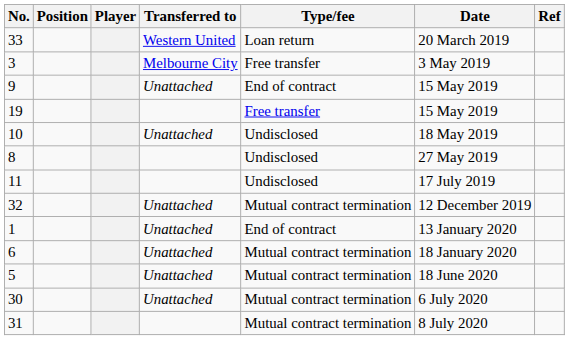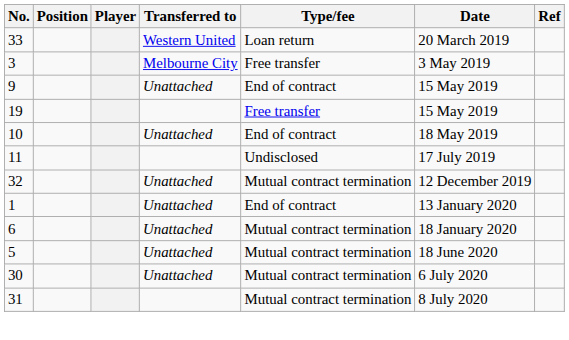(281, 134) Undisclosed -> (290, 134) End of contract
- row: (12, 157)
